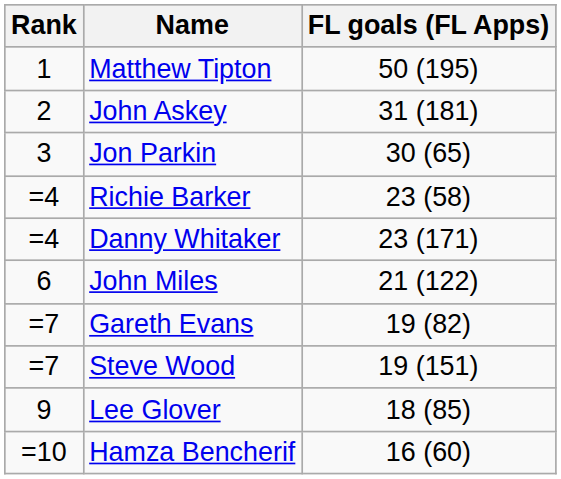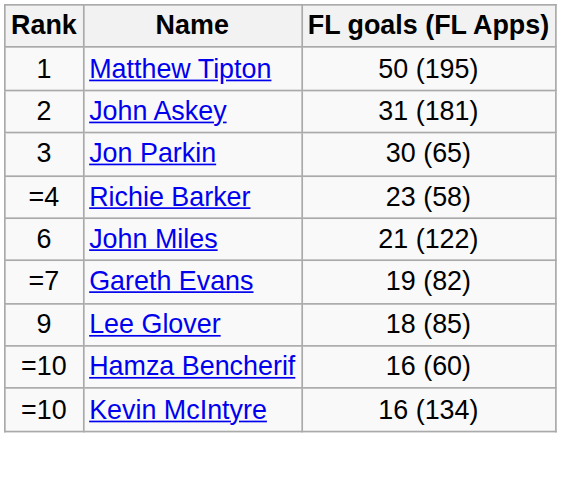- row: (185, 238)
- row: (162, 366)
+ row: (178, 409)
